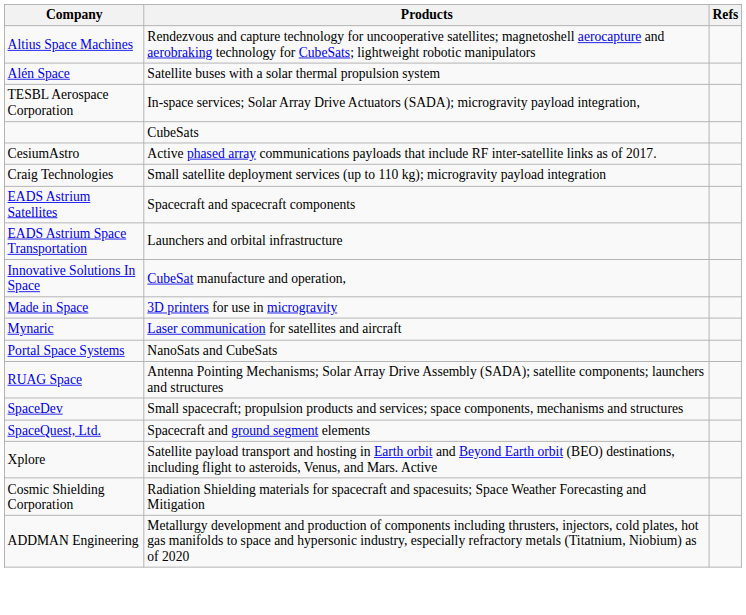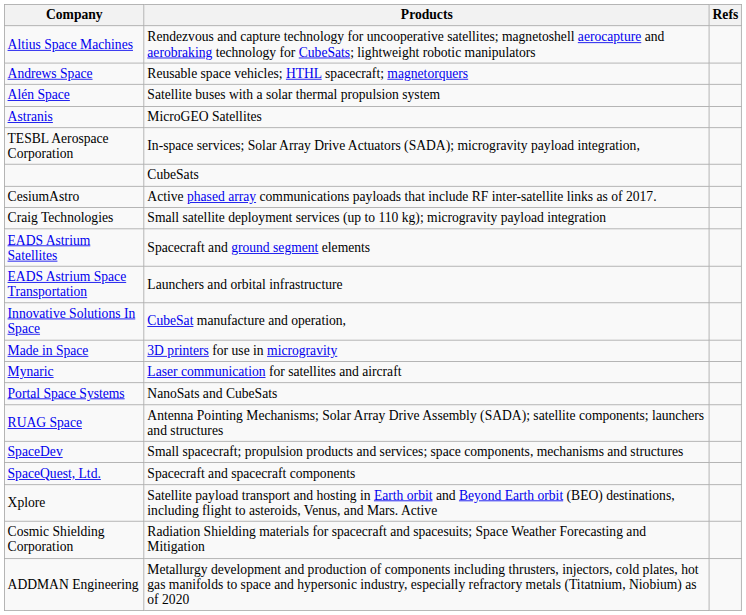+ row: (50, 73)
+ row: (30, 116)
(251, 204) Spacecraft and spacecraft components -> (259, 247) Spacecraft and ground segment elements
(259, 430) Spacecraft and ground segment elements -> (251, 473) Spacecraft and spacecraft components
